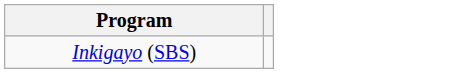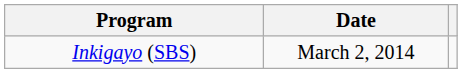+ column: (356, 20)
